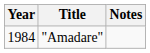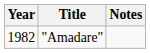(21, 37) 1984 -> (21, 37) 1982
